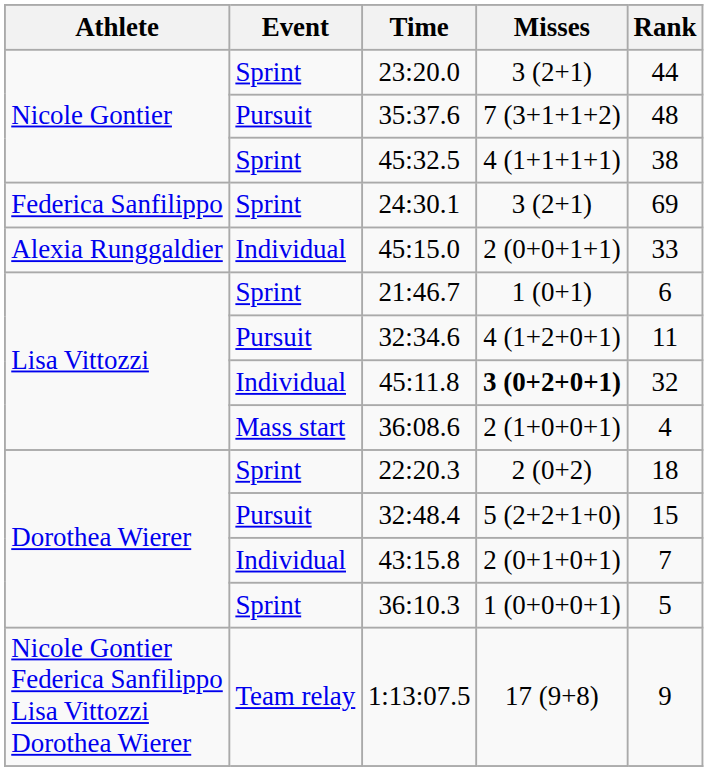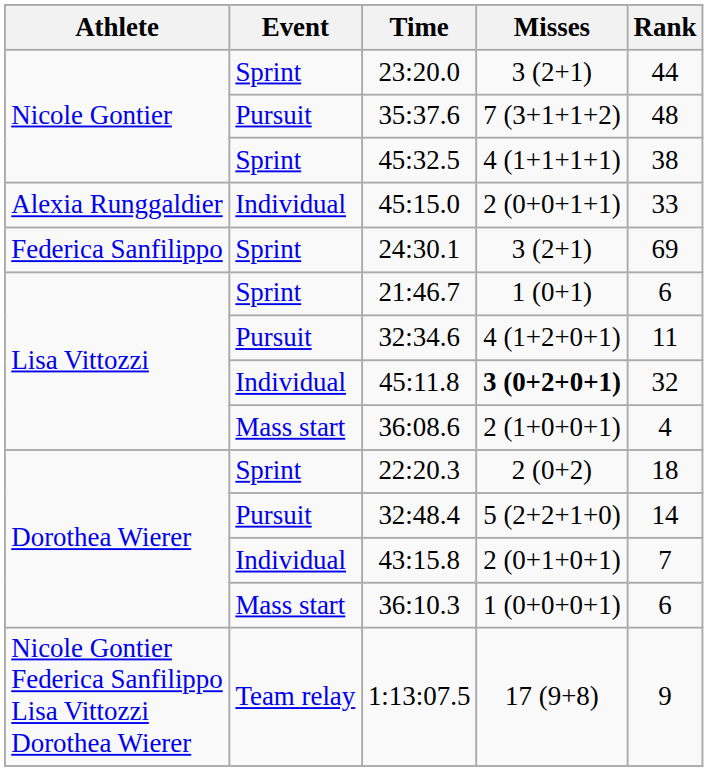rows swapped: (419, 249) <-> (419, 204)
(665, 515) 15 -> (665, 515) 14
(268, 604) Sprint -> (290, 604) Mass start
(665, 604) 5 -> (665, 604) 6
